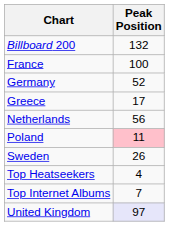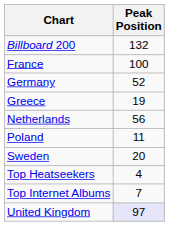(139, 100) 17 -> (139, 100) 19
(139, 138) pink background -> (139, 138) no background
(139, 156) 26 -> (139, 156) 20
